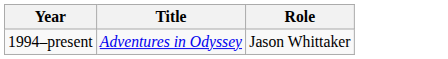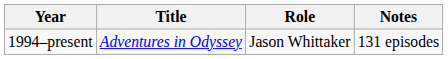+ column: (398, 16)
